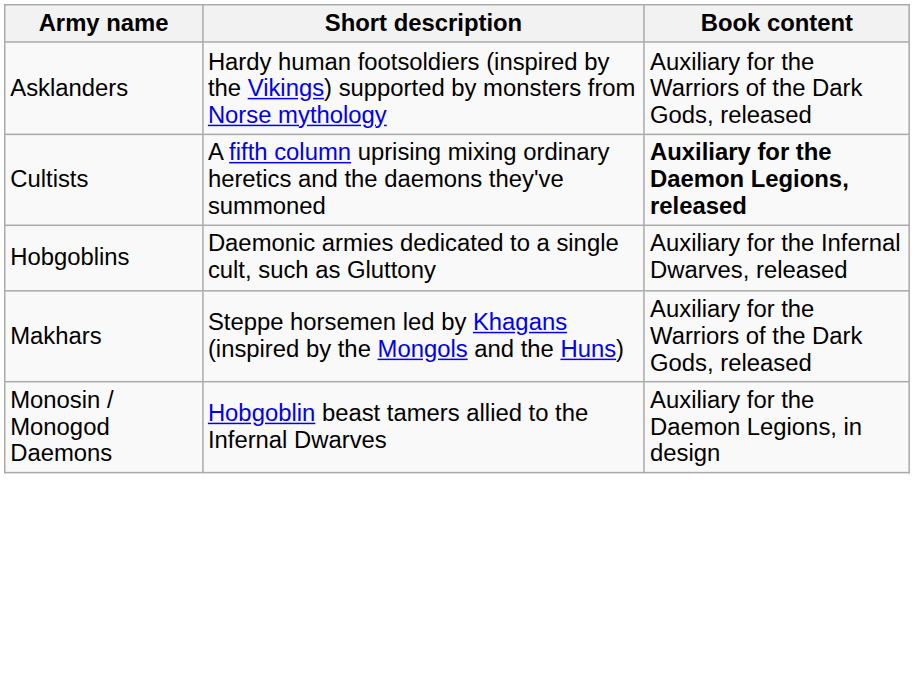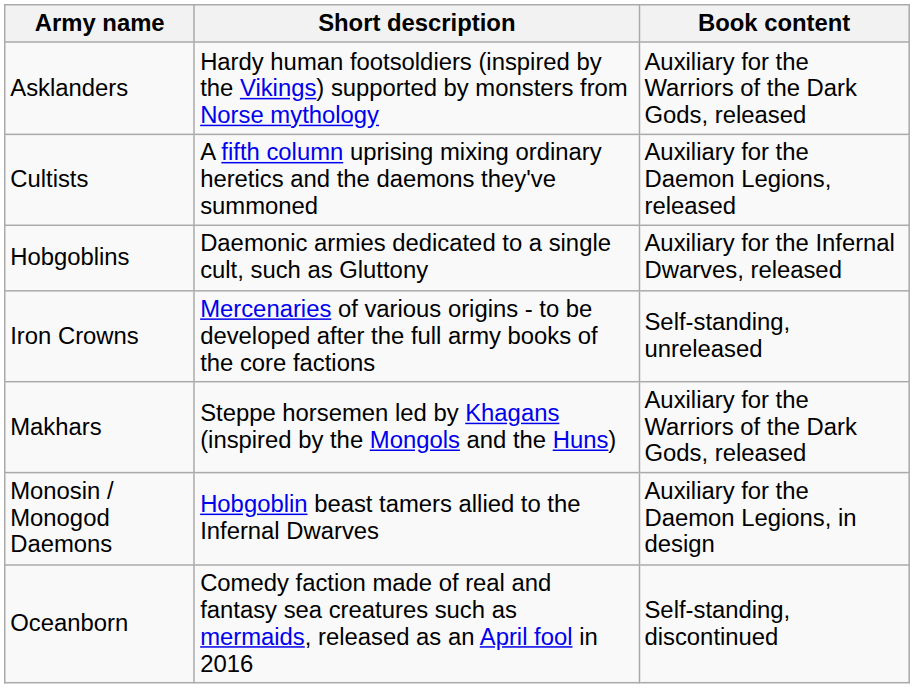(749, 179) bold -> (738, 179) normal
+ row: (74, 335)
+ row: (69, 623)
